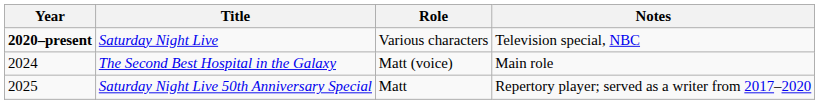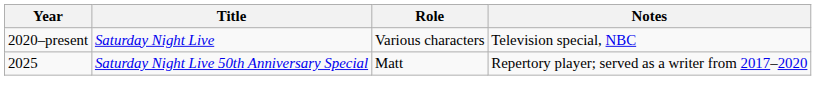(50, 39) bold -> (48, 39) normal
- row: (217, 63)
